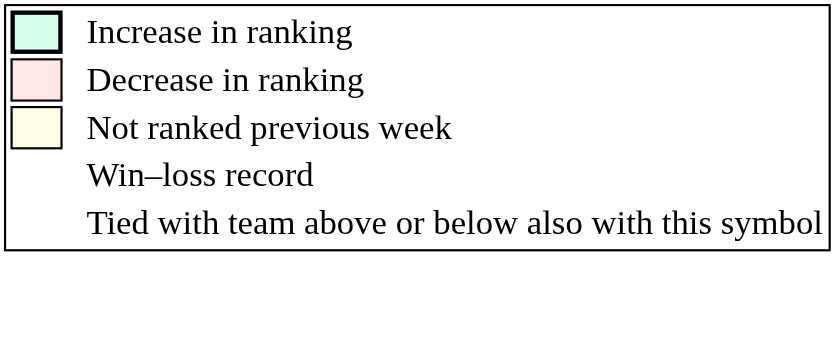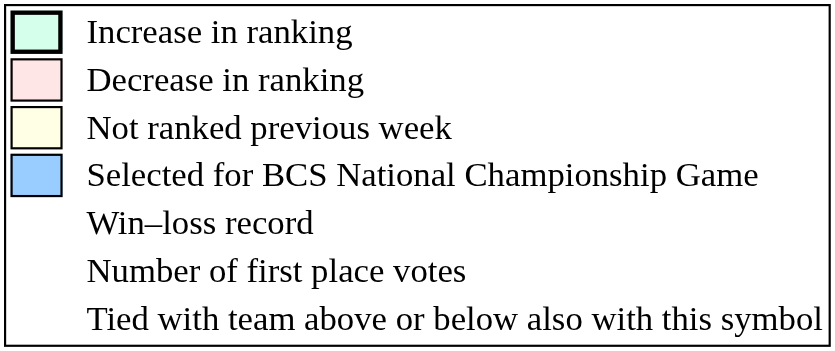+ row: (423, 174)
+ row: (276, 270)
